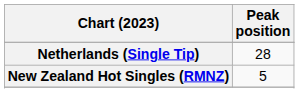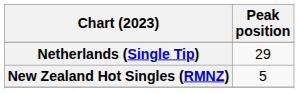(263, 53) 28 -> (263, 53) 29
